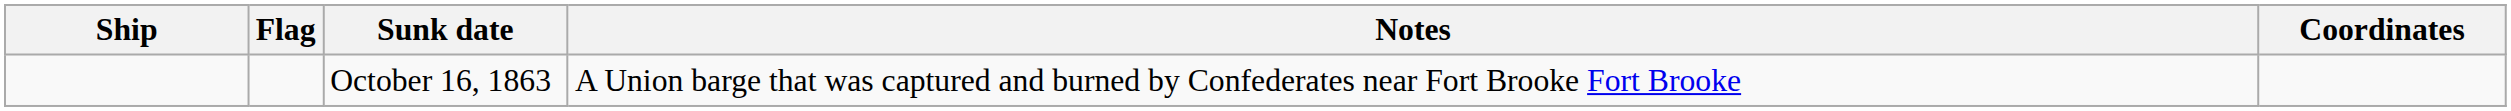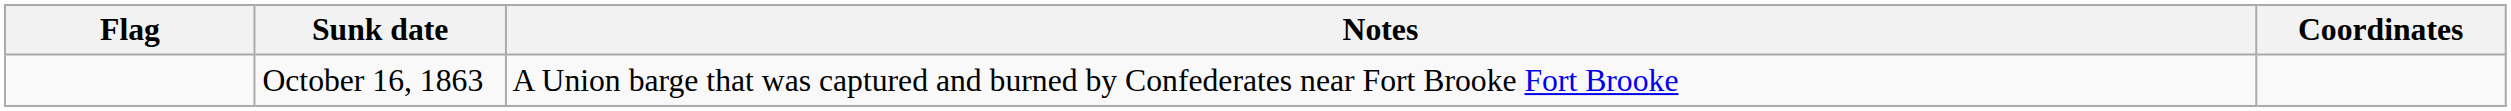- column: (127, 29)
